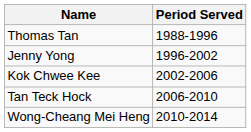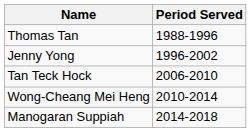- row: (54, 76)
+ row: (66, 117)
